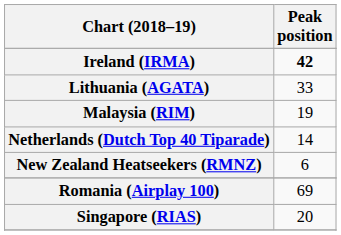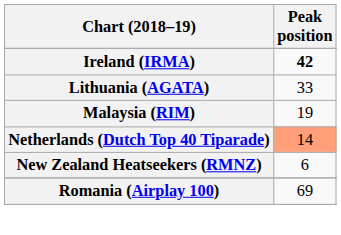(305, 139) no background -> (305, 139) lightsalmon background
- row: (139, 216)
